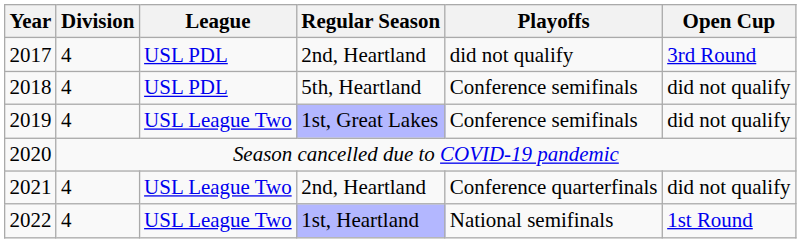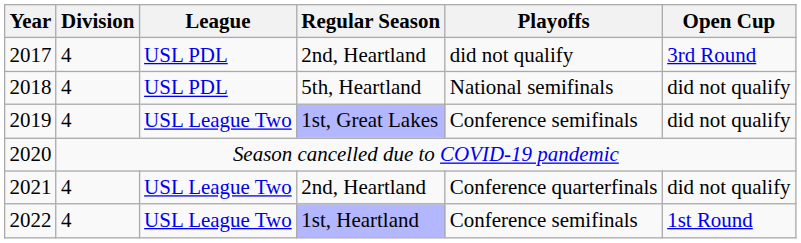(544, 87) Conference semifinals -> (532, 87) National semifinals
(532, 220) National semifinals -> (544, 220) Conference semifinals
